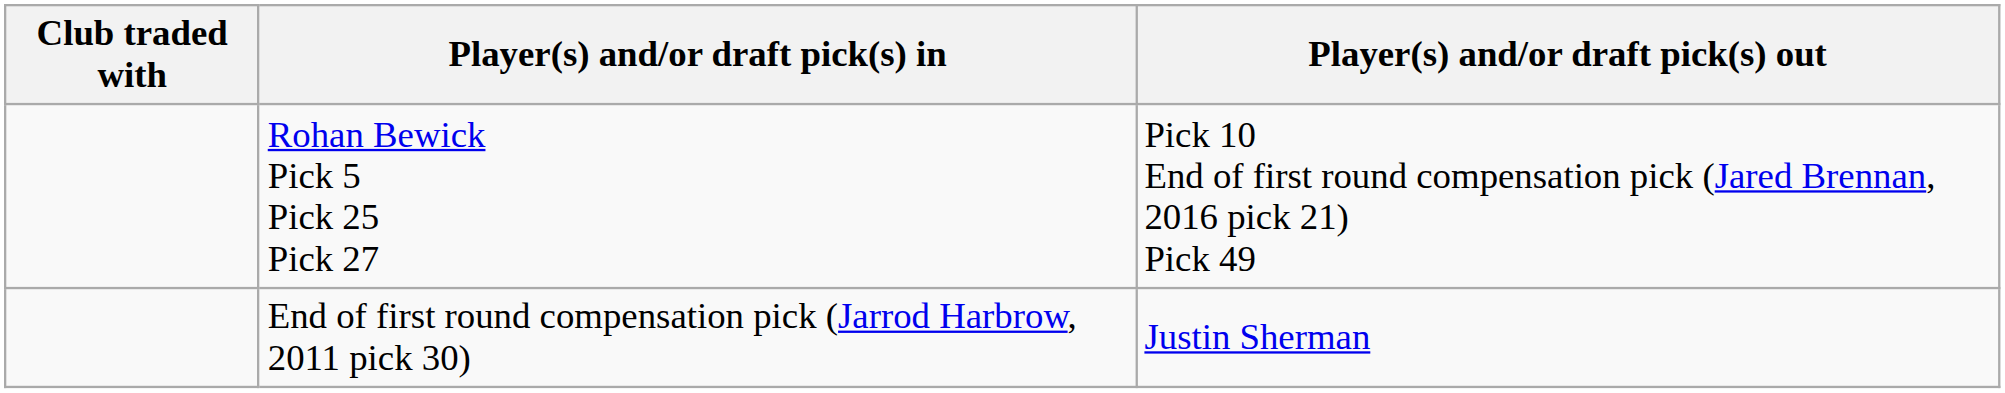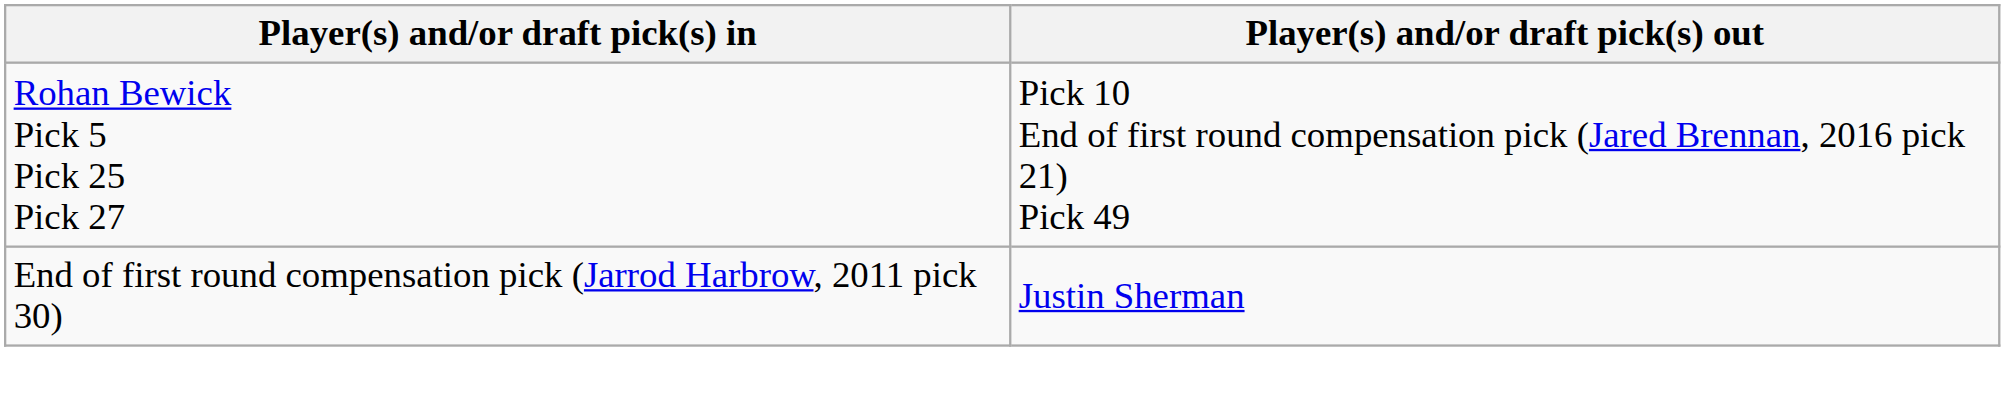- column: (132, 54)
